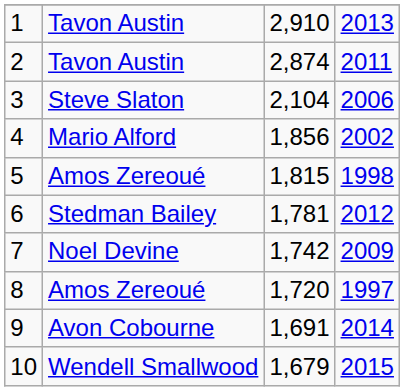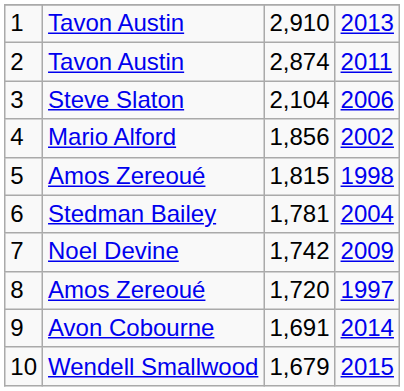(367, 213) 2012 -> (367, 213) 2004
